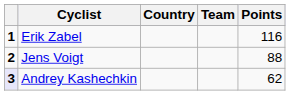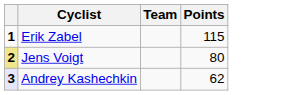- column: (169, 15)
(272, 36) 116 -> (214, 36) 115
(11, 57) no background -> (11, 57) khaki background
(275, 57) 88 -> (217, 57) 80
